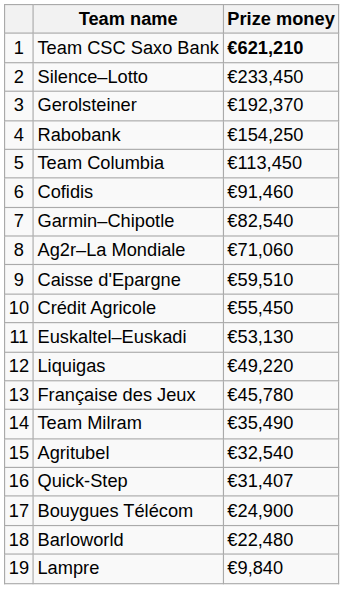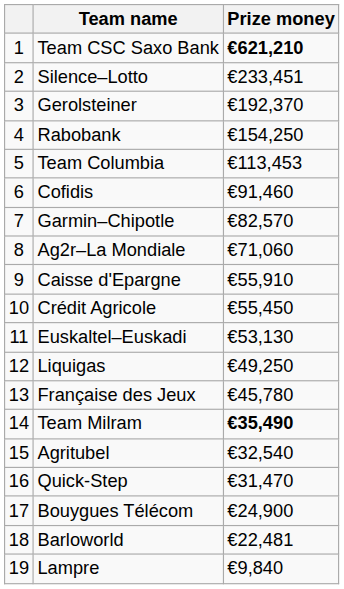(265, 76) €233,450 -> (265, 76) €233,451
(265, 163) €113,450 -> (265, 163) €113,453
(260, 221) €82,540 -> (260, 221) €82,570
(260, 279) €59,510 -> (260, 279) €55,910
(260, 366) €49,220 -> (260, 366) €49,250
(260, 423) normal -> (260, 423) bold
(260, 481) €31,407 -> (260, 481) €31,470
(260, 539) €22,480 -> (260, 539) €22,481
